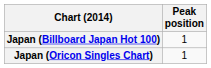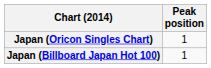rows swapped: (83, 55) <-> (83, 39)
